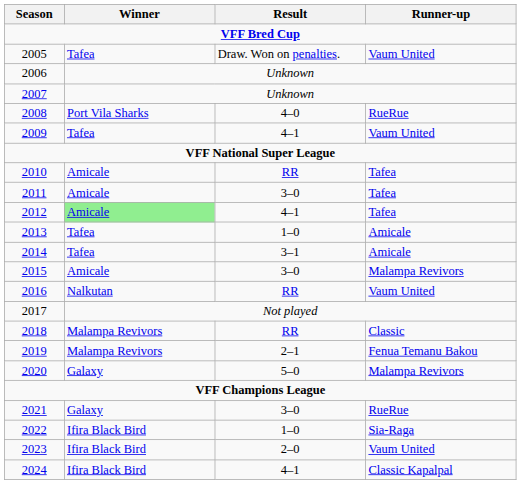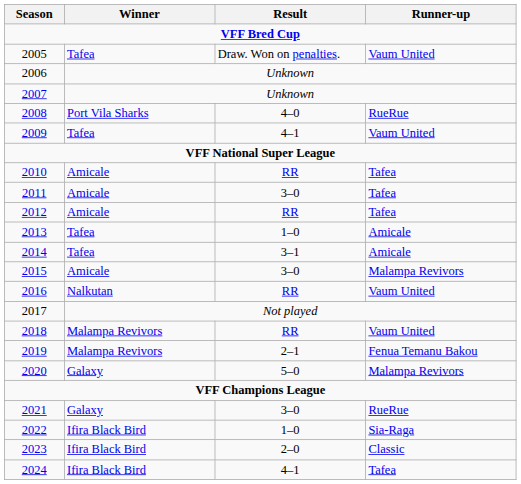(88, 212) lightgreen background -> (88, 212) no background
(290, 212) 4–1 -> (290, 212) RR
(386, 331) Classic -> (402, 331) Vaum United
(402, 449) Vaum United -> (386, 449) Classic
(411, 469) Classic Kapalpal -> (382, 469) Tafea
